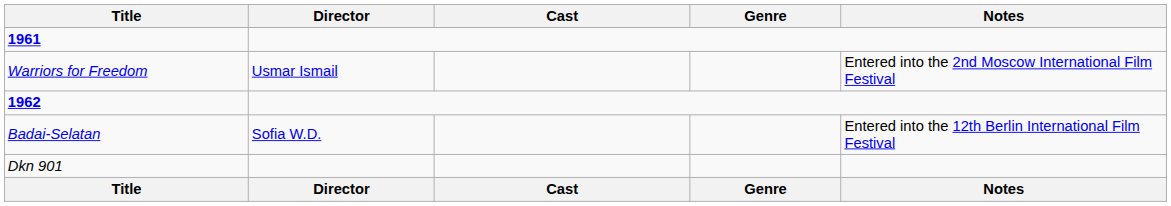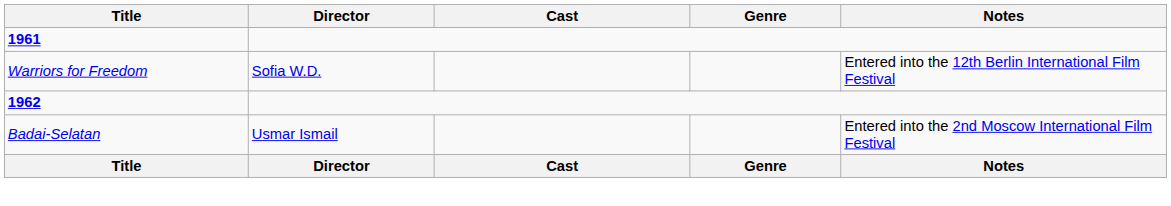(295, 71) Usmar Ismail -> (287, 71) Sofia W.D.
(998, 71) Entered into the 2nd Moscow International Film Festival -> (992, 71) Entered into the 12th Berlin International Film Festival
(287, 134) Sofia W.D. -> (295, 134) Usmar Ismail
(992, 134) Entered into the 12th Berlin International Film Festival -> (998, 134) Entered into the 2nd Moscow International Film Festival
- row: (35, 166)
